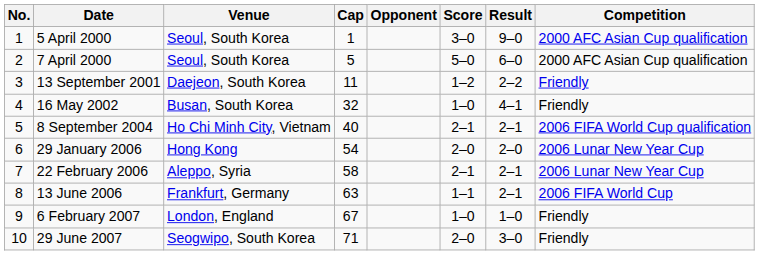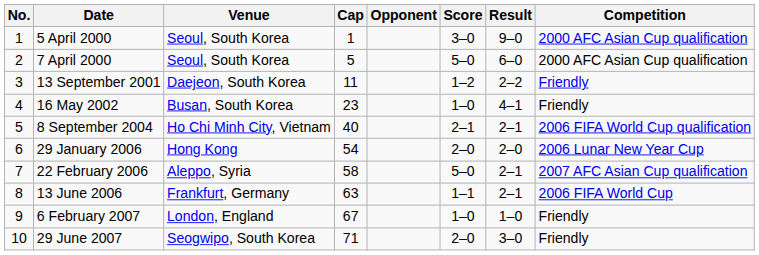(351, 104) 32 -> (351, 104) 23
(463, 171) 2–1 -> (463, 171) 5–0
(621, 171) 2006 Lunar New Year Cup -> (643, 171) 2007 AFC Asian Cup qualification
